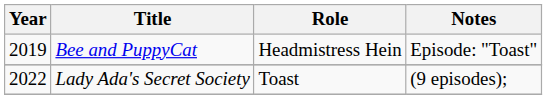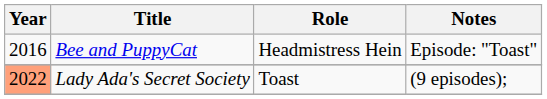(28, 49) 2019 -> (28, 49) 2016
(28, 79) no background -> (28, 79) lightsalmon background
